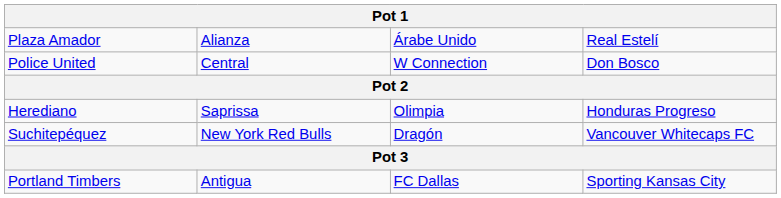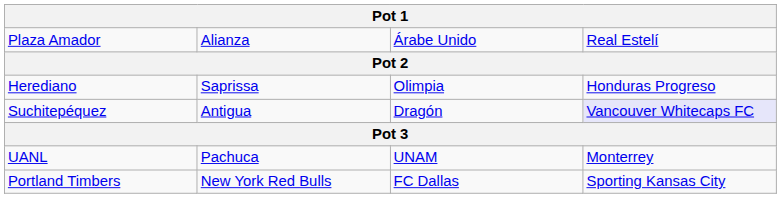- row: (52, 63)
(266, 134) New York Red Bulls -> (226, 110) Antigua
(670, 134) no background -> (670, 110) lavender background
+ row: (28, 157)
(226, 181) Antigua -> (266, 181) New York Red Bulls
